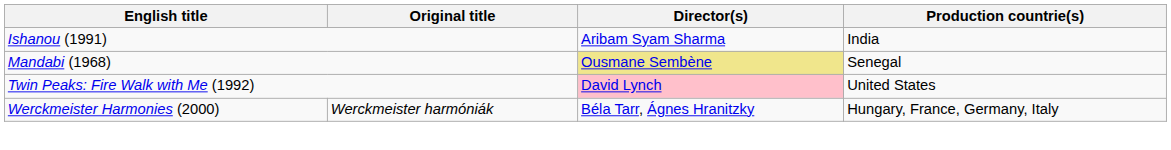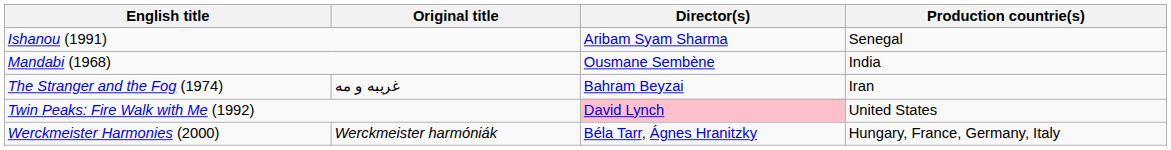(863, 39) India -> (876, 39) Senegal
(647, 62) khaki background -> (649, 62) no background
(874, 62) Senegal -> (865, 62) India
+ row: (115, 86)
